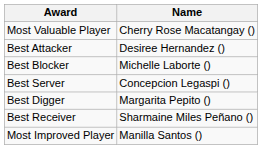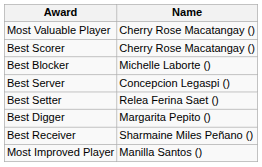+ row: (36, 48)
- row: (39, 48)
+ row: (34, 100)
